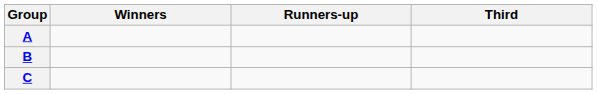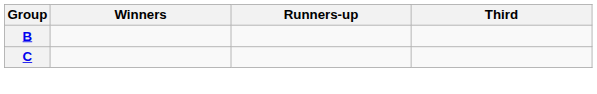- row: (27, 36)
